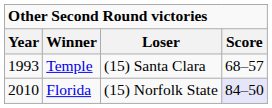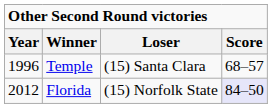(24, 66) 1993 -> (24, 66) 1996
(24, 90) 2010 -> (24, 90) 2012
